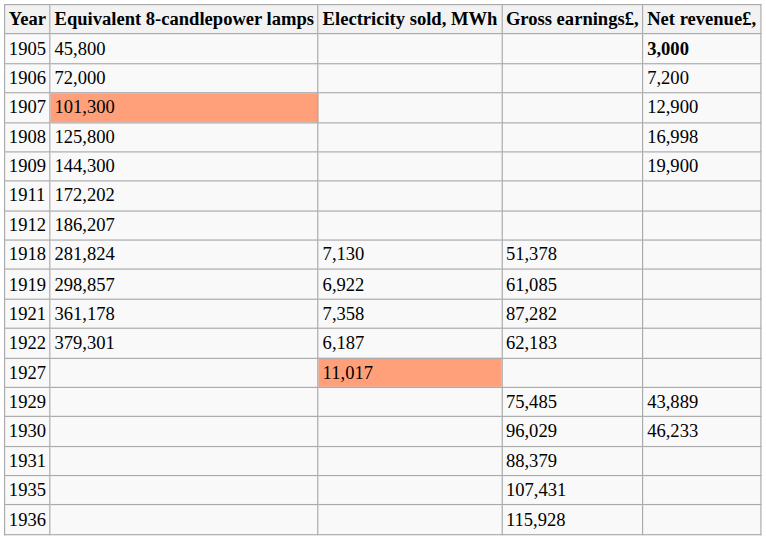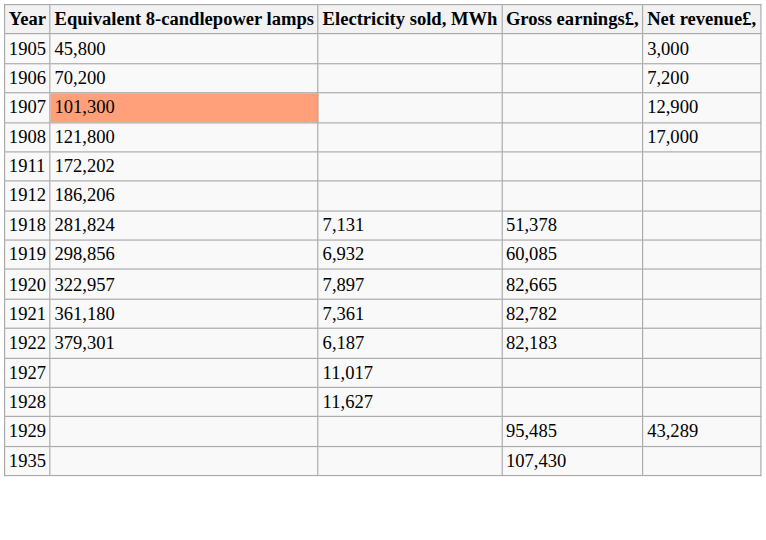(668, 48) bold -> (668, 48) normal
(80, 78) 72,000 -> (80, 78) 70,200
(85, 136) 125,800 -> (85, 136) 121,800
(673, 136) 16,998 -> (673, 136) 17,000
- row: (27, 166)
(85, 225) 186,207 -> (85, 195) 186,206
(343, 254) 7,130 -> (343, 225) 7,131
(85, 284) 298,857 -> (85, 254) 298,856
(343, 284) 6,922 -> (343, 254) 6,932
(531, 284) 61,085 -> (531, 254) 60,085
+ row: (27, 284)
(85, 313) 361,178 -> (85, 313) 361,180
(343, 313) 7,358 -> (343, 313) 7,361
(531, 313) 87,282 -> (531, 313) 82,782
(531, 343) 62,183 -> (531, 343) 82,183
(348, 372) lightsalmon background -> (348, 372) no background
+ row: (27, 401)
(531, 401) 75,485 -> (531, 431) 95,485
(673, 401) 43,889 -> (673, 431) 43,289
- row: (27, 431)
- row: (27, 460)
(536, 490) 107,431 -> (536, 460) 107,430
- row: (27, 519)
